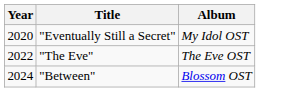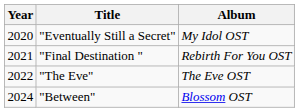+ row: (91, 55)
